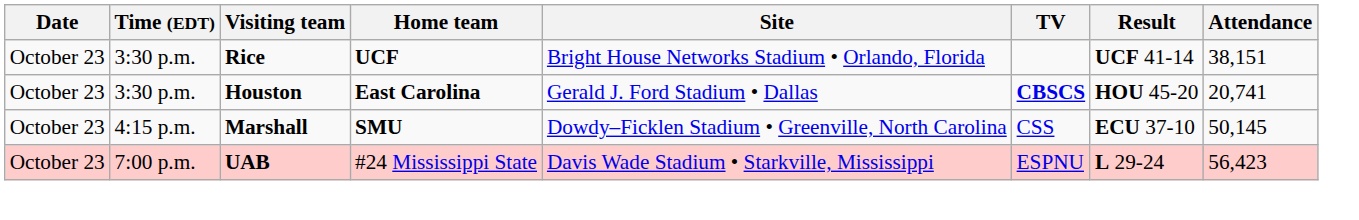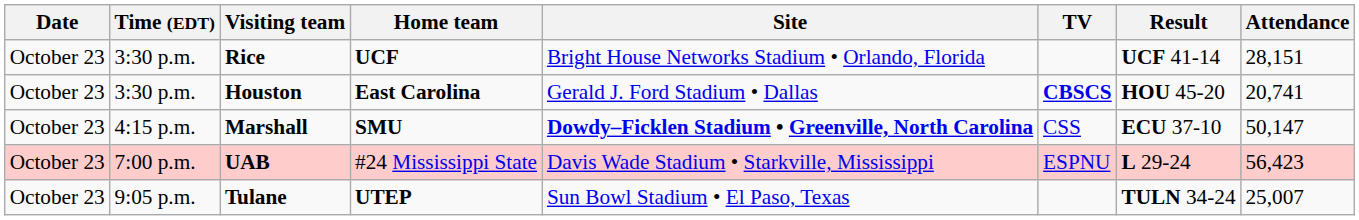(1238, 57) 38,151 -> (1275, 57) 28,151
(777, 127) normal -> (790, 127) bold
(1238, 127) 50,145 -> (1275, 127) 50,147
+ row: (256, 197)
